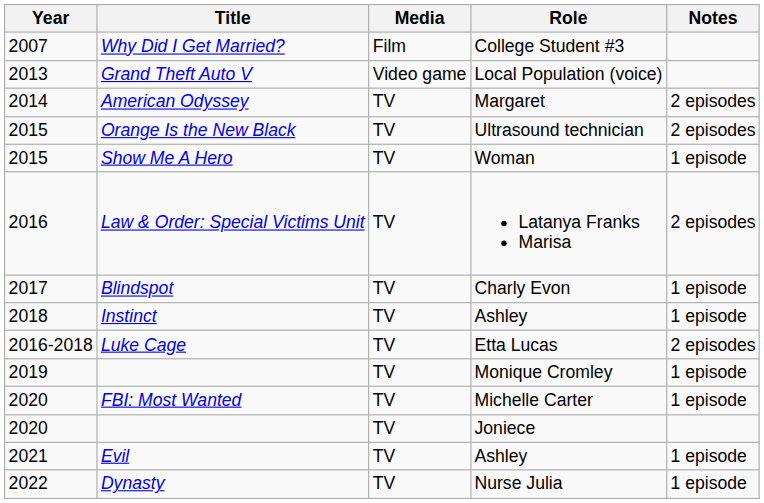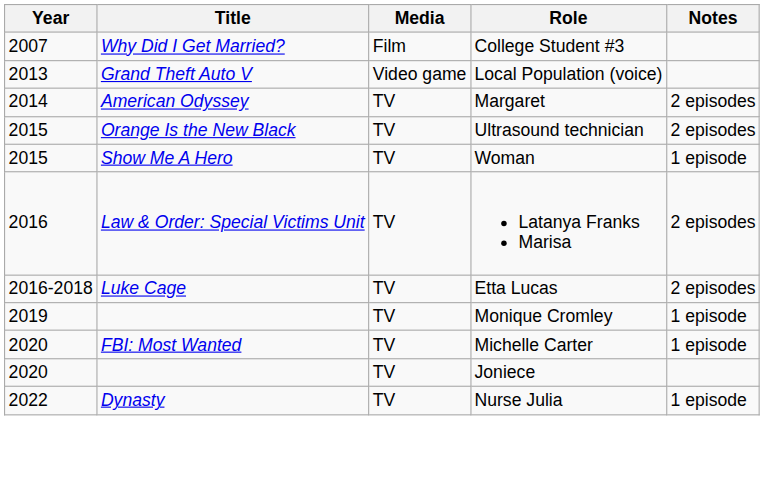- row: (137, 288)
- row: (129, 316)
- row: (115, 456)
